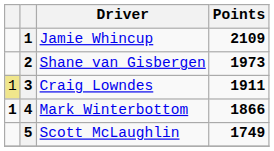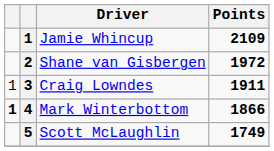(248, 64) 1973 -> (248, 64) 1972
(12, 87) khaki background -> (12, 87) no background
